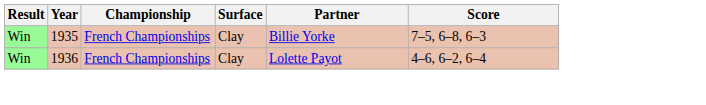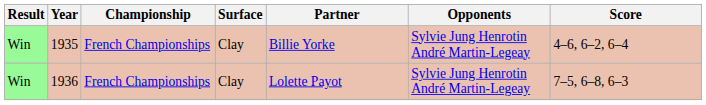+ column: (479, 15)
(449, 36) 7–5, 6–8, 6–3 -> (591, 44) 4–6, 6–2, 6–4
(449, 58) 4–6, 6–2, 6–4 -> (591, 81) 7–5, 6–8, 6–3
